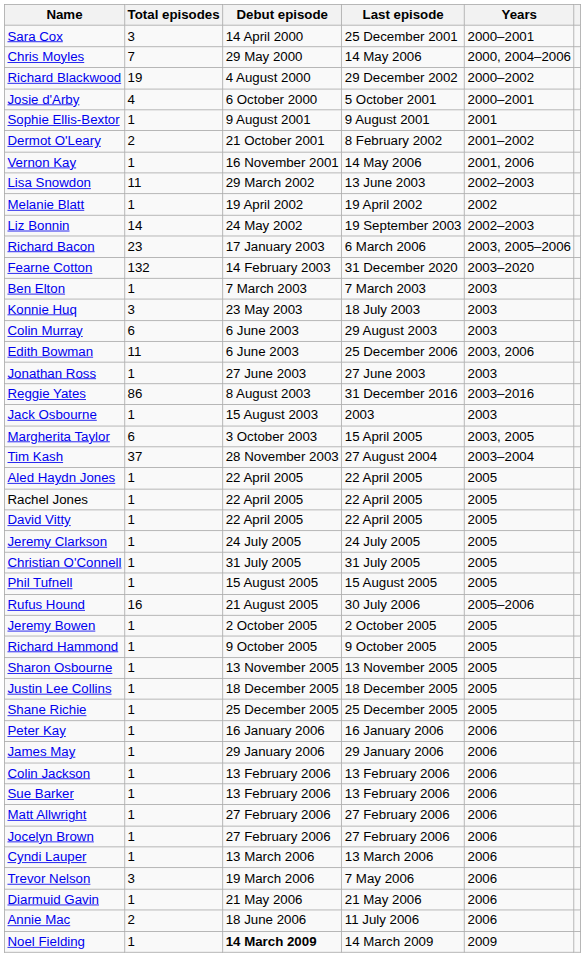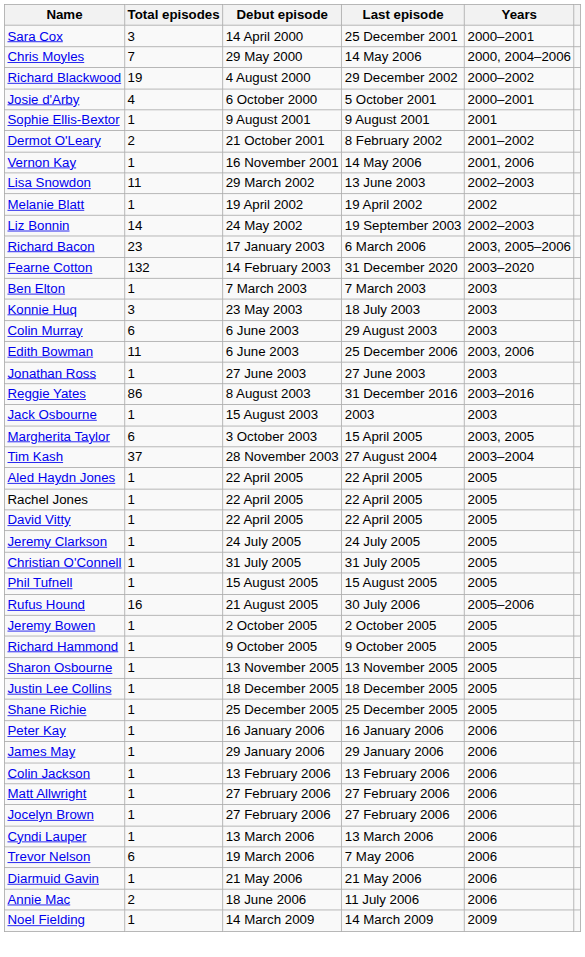- row: (41, 794)
(131, 878) 3 -> (131, 857) 6
(271, 941) bold -> (270, 920) normal
